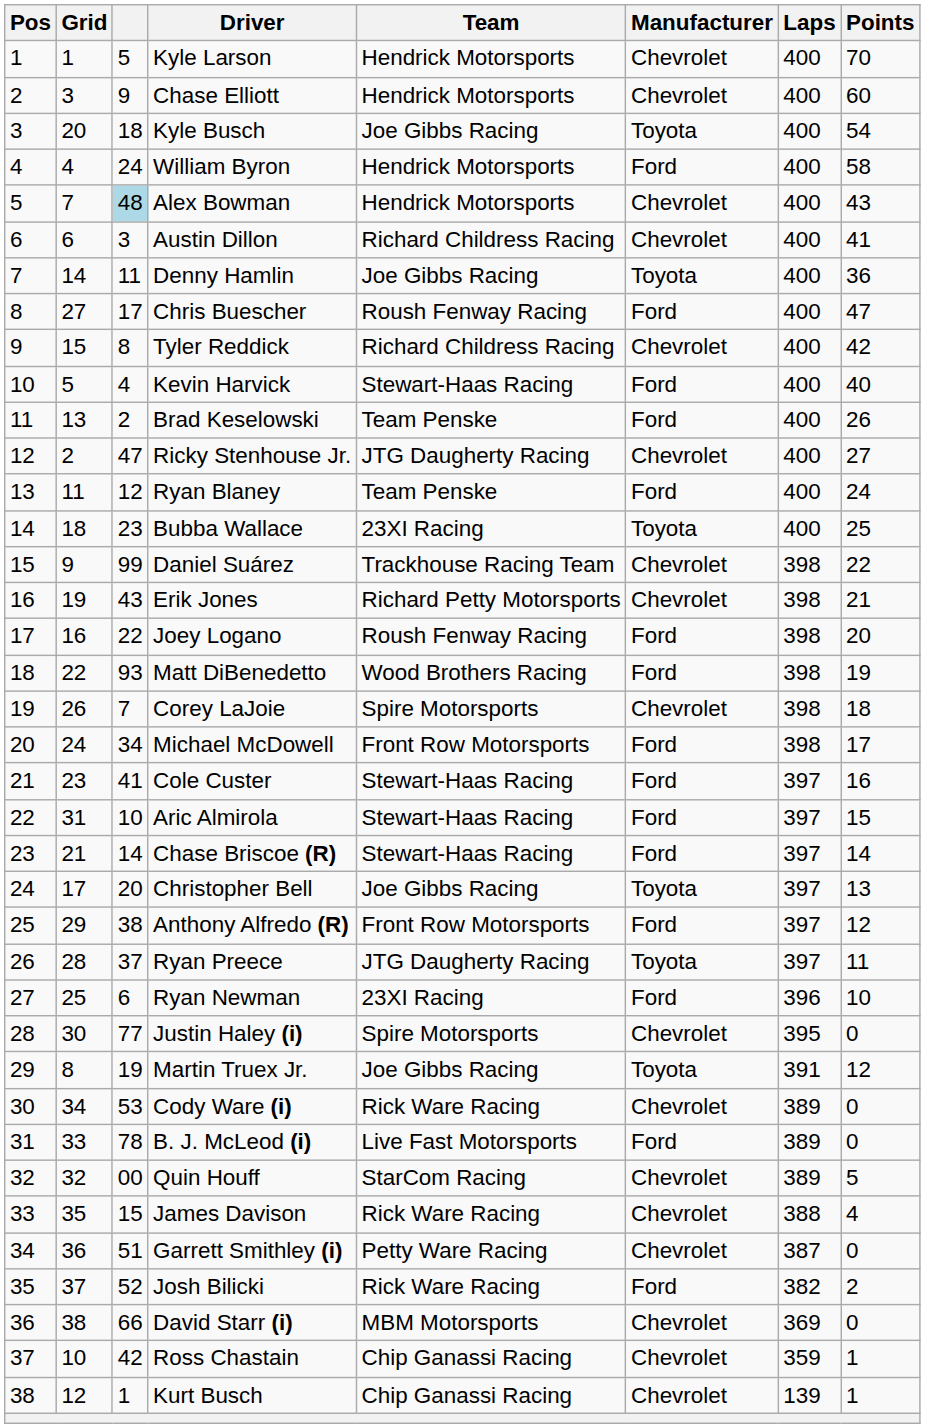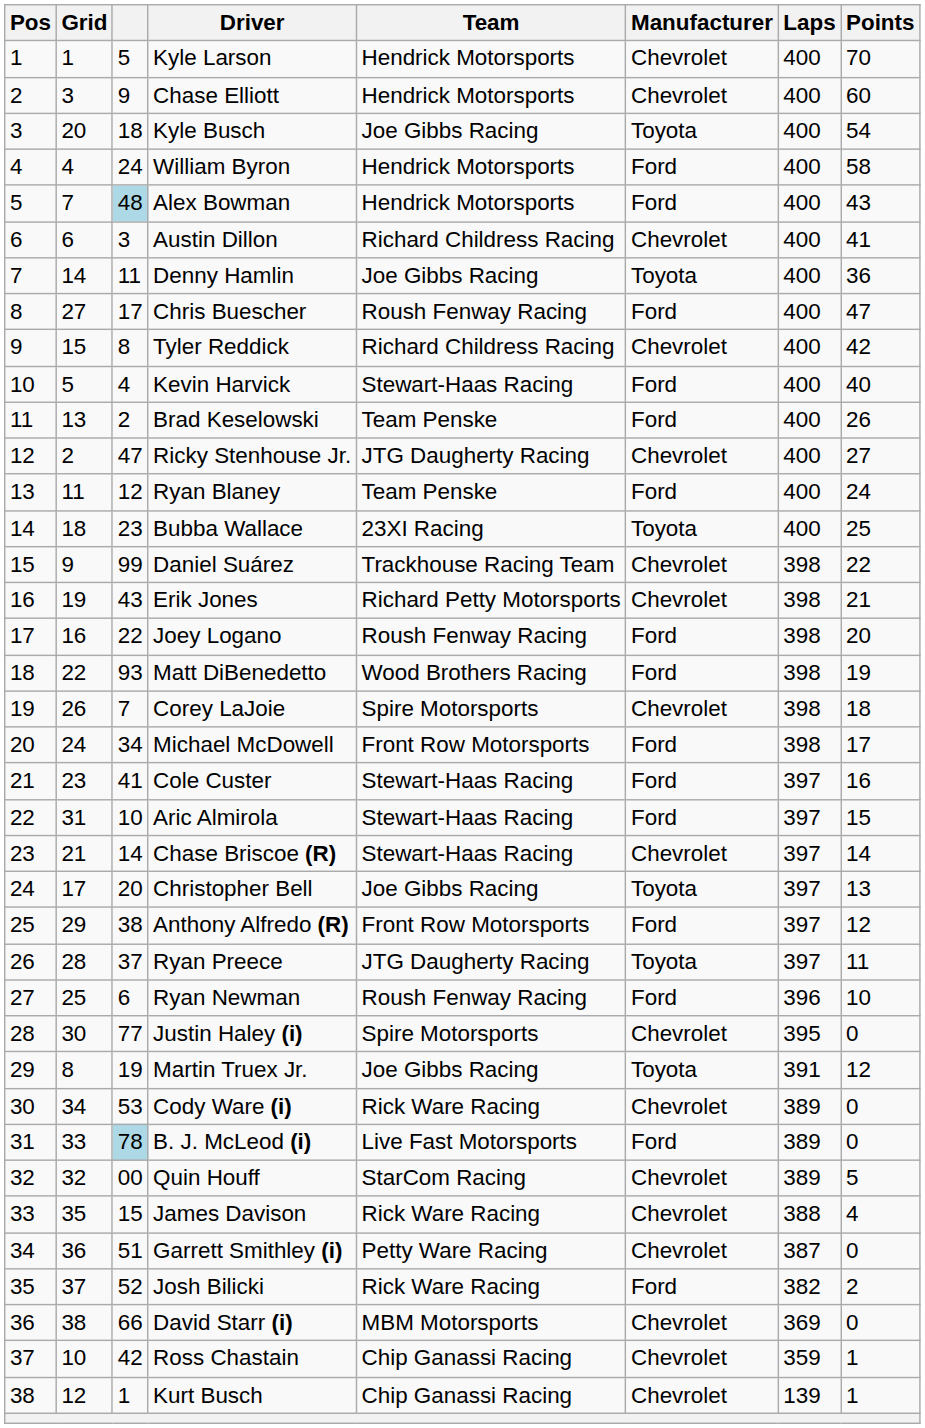(679, 202) Chevrolet -> (654, 202) Ford
(654, 852) Ford -> (679, 852) Chevrolet
(423, 997) 23XI Racing -> (474, 997) Roush Fenway Racing
(130, 1141) no background -> (130, 1141) lightblue background
